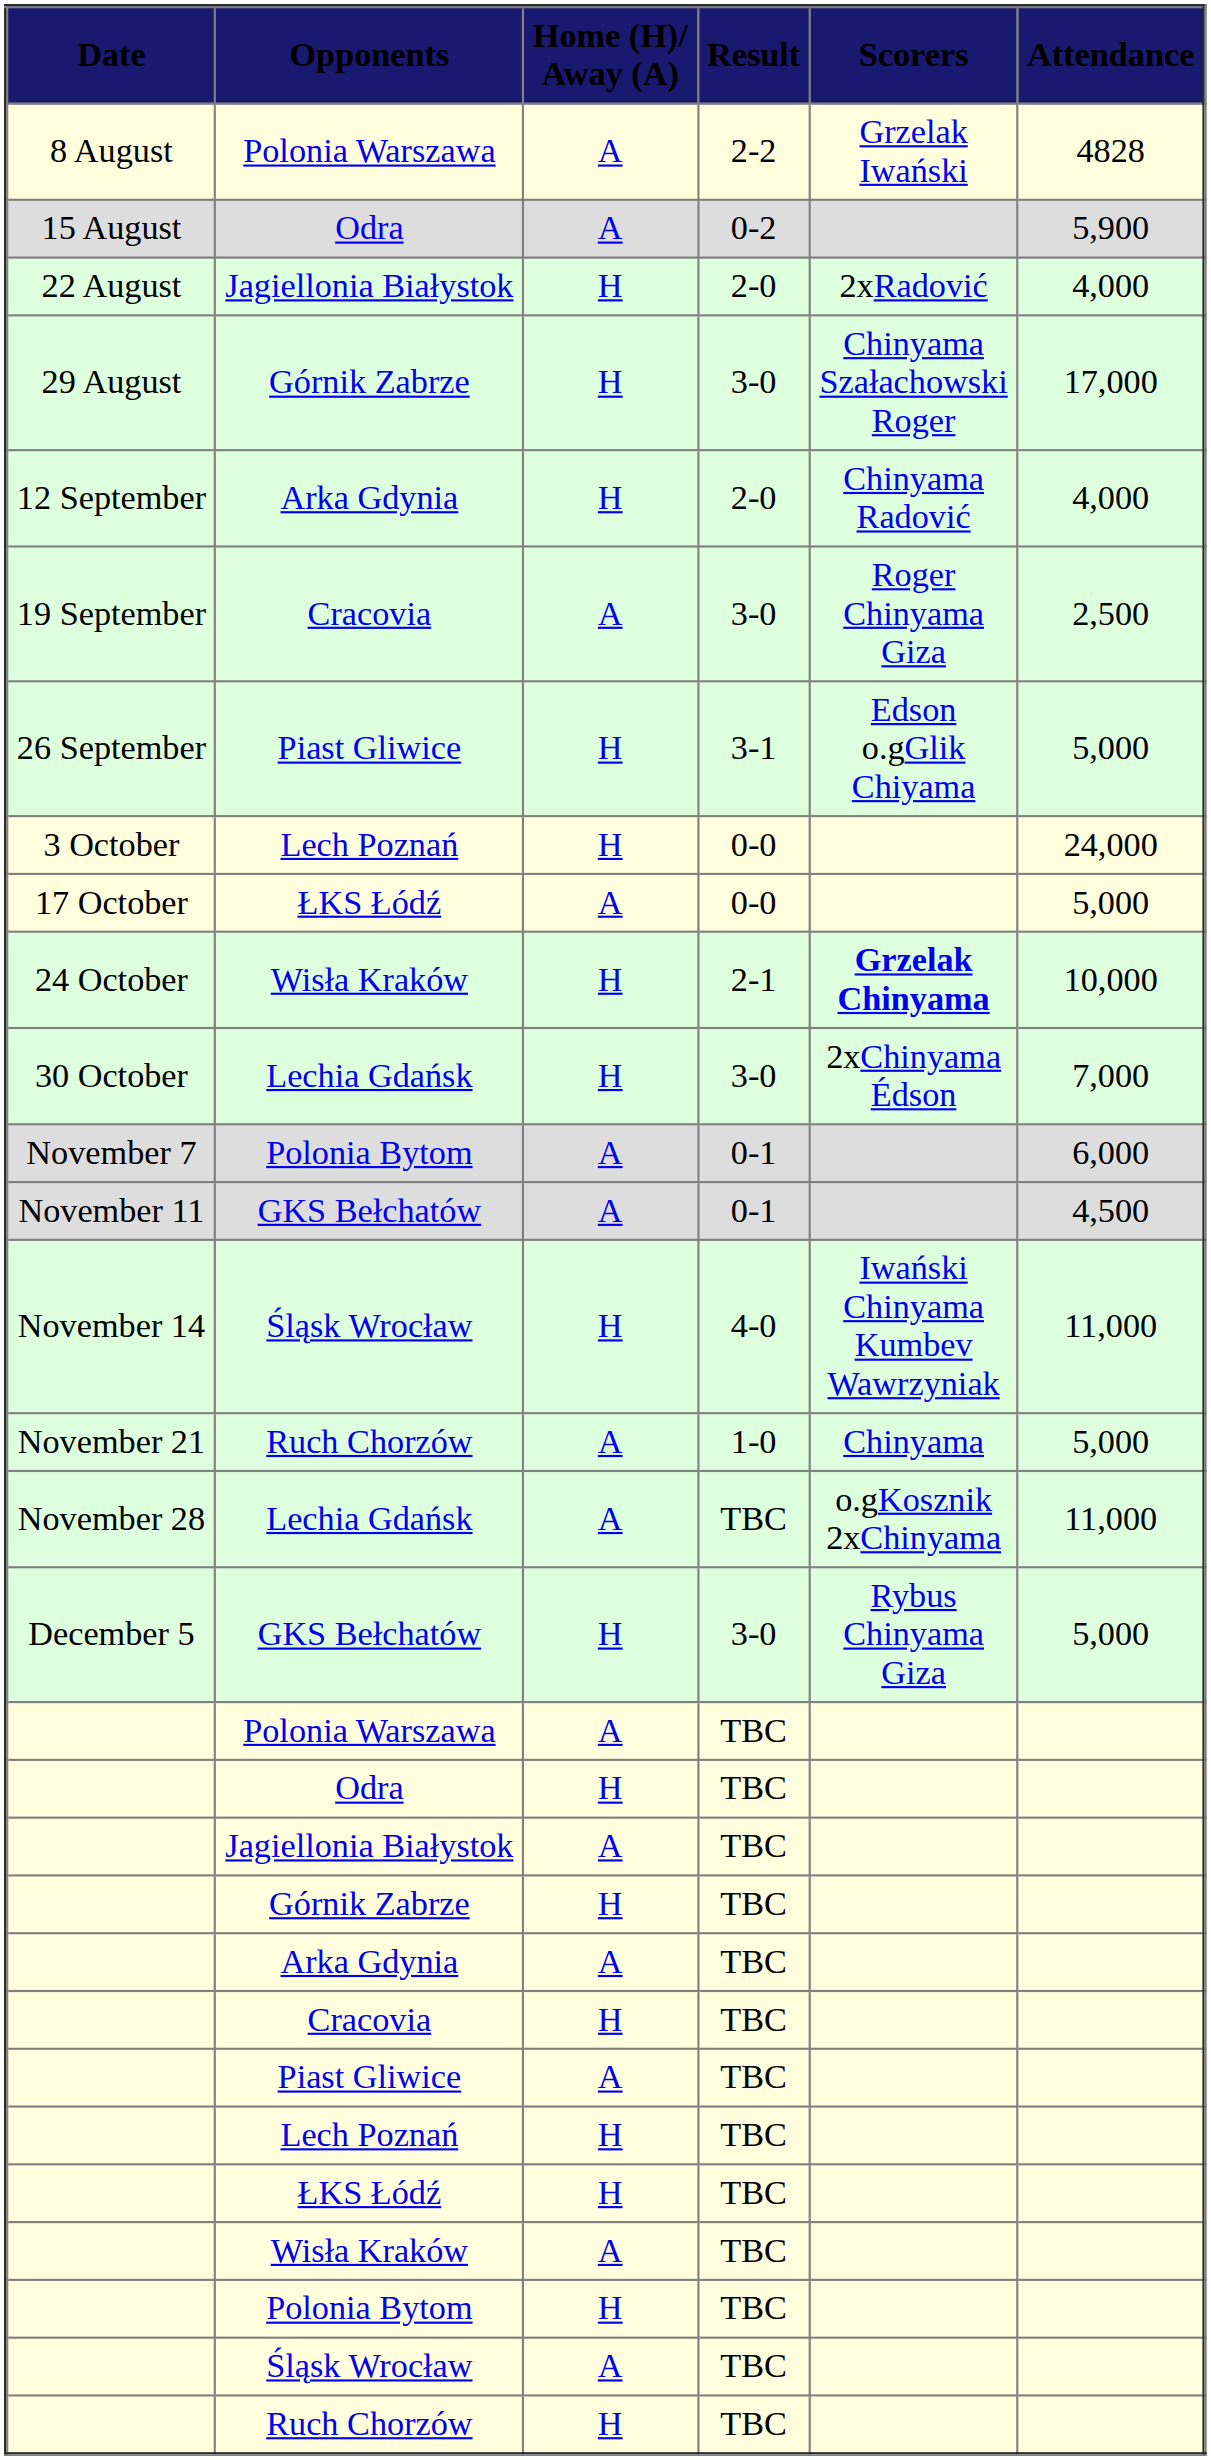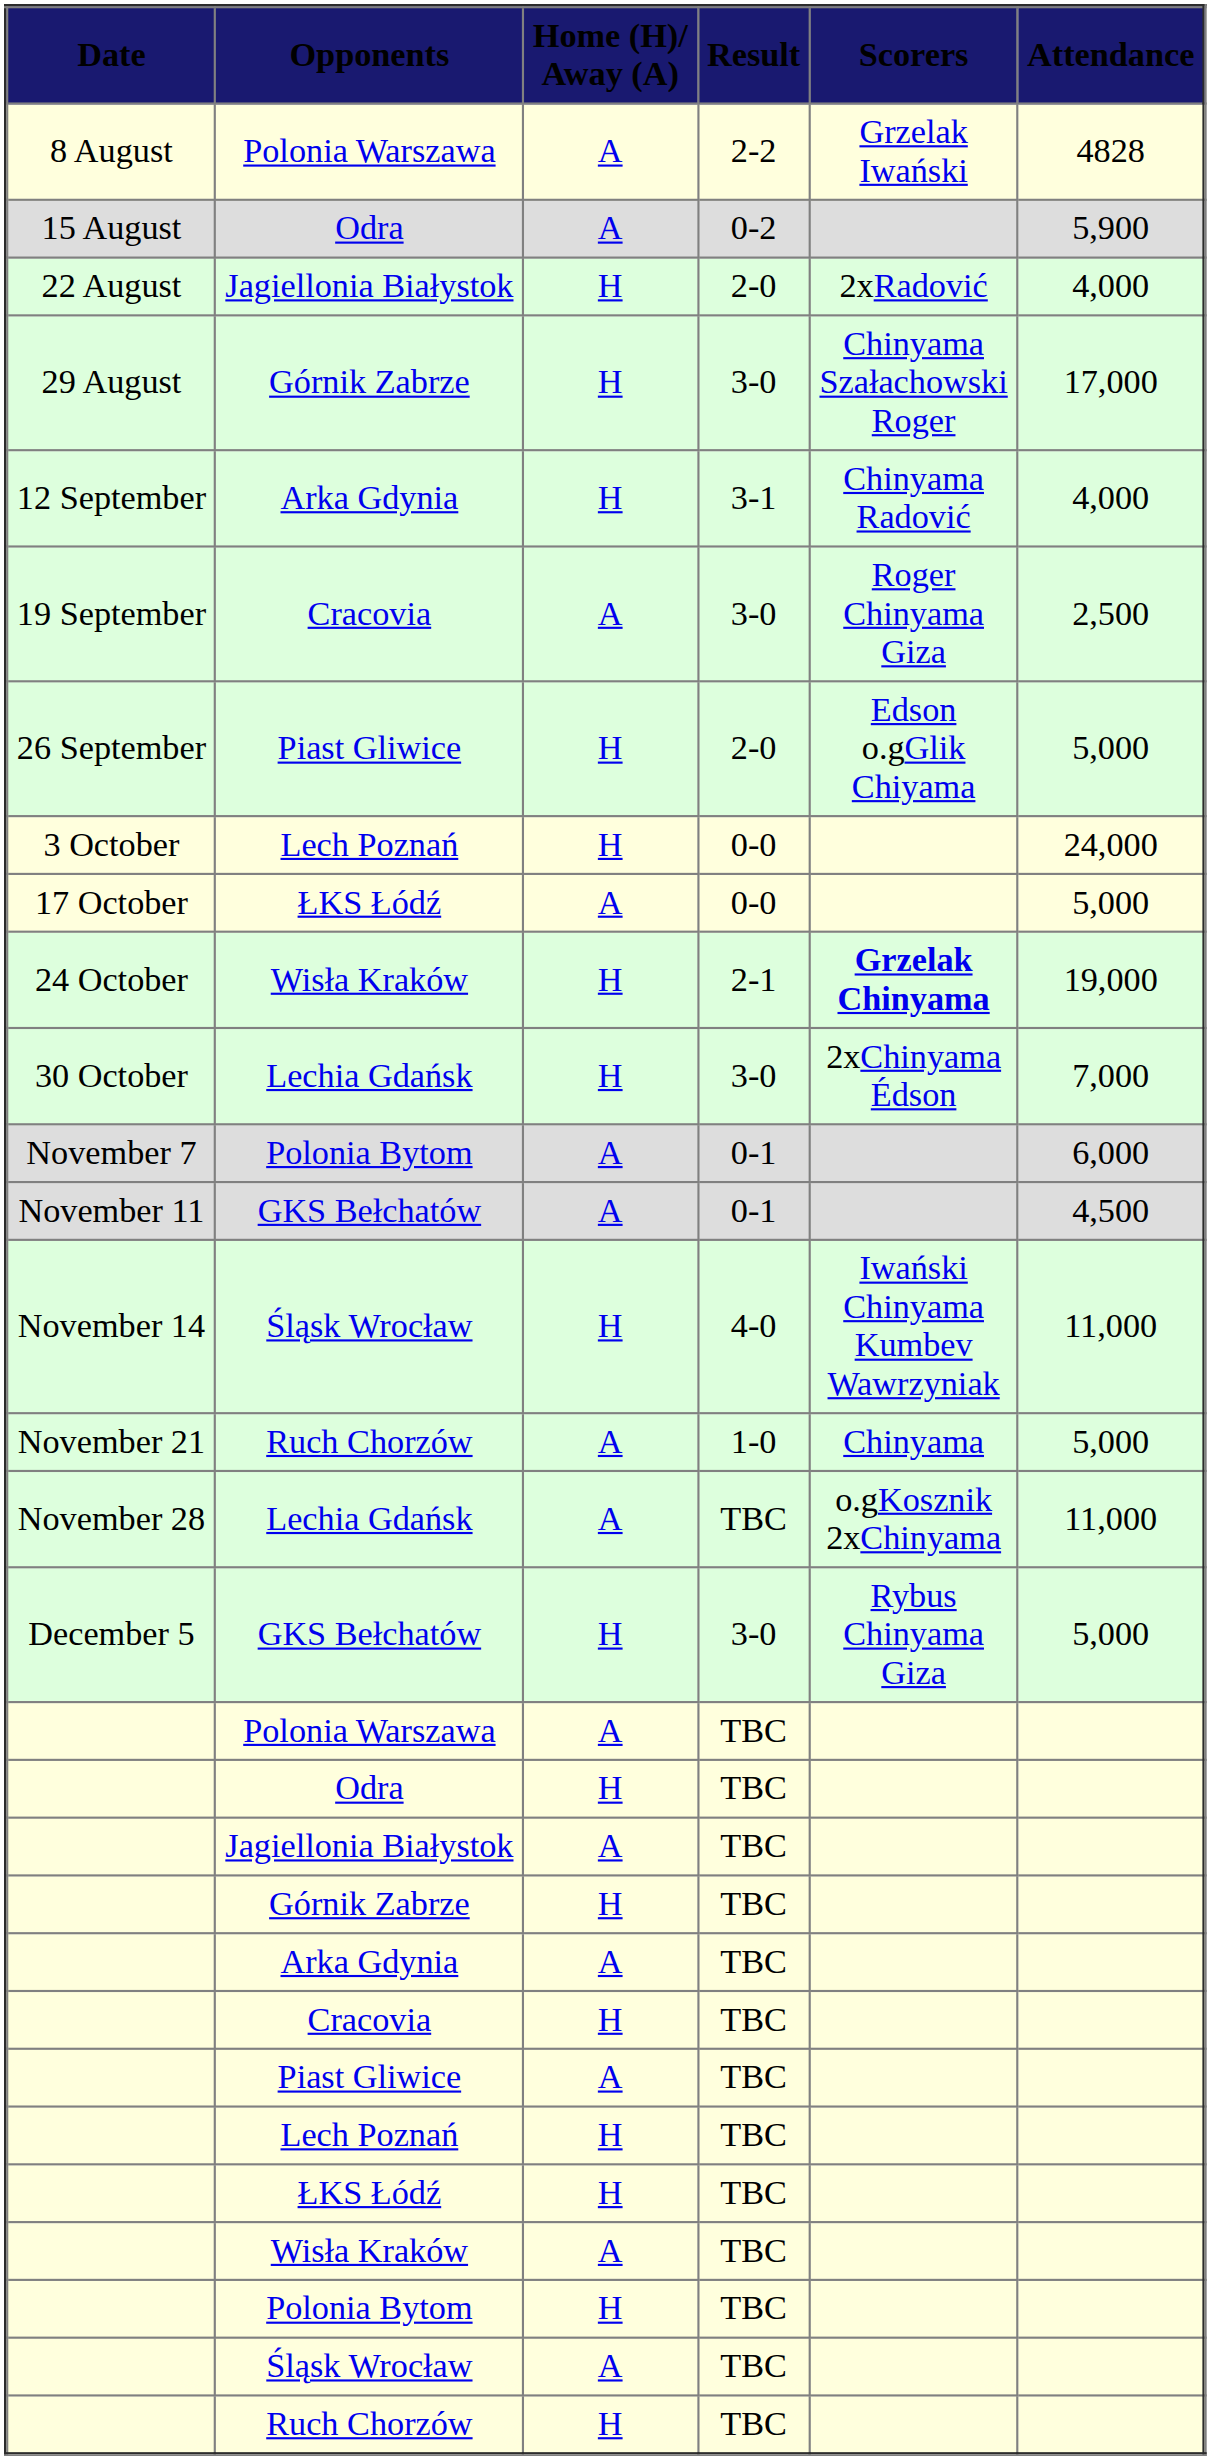(754, 497) 2-0 -> (754, 497) 3-1
(754, 748) 3-1 -> (754, 748) 2-0
(1111, 979) 10,000 -> (1111, 979) 19,000
